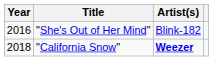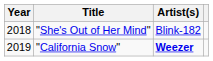(19, 30) 2016 -> (19, 30) 2018
(19, 47) 2018 -> (19, 47) 2019
